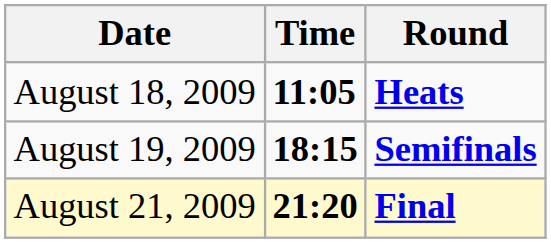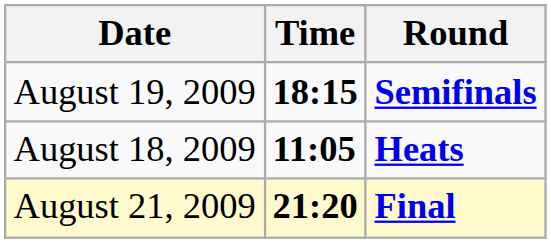rows swapped: (135, 91) <-> (135, 149)
